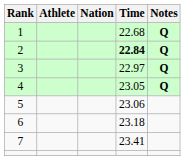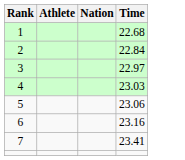- column: (164, 13)
(132, 50) bold -> (132, 50) normal
(132, 86) 23.05 -> (132, 86) 23.03
(132, 123) 23.18 -> (132, 123) 23.16
